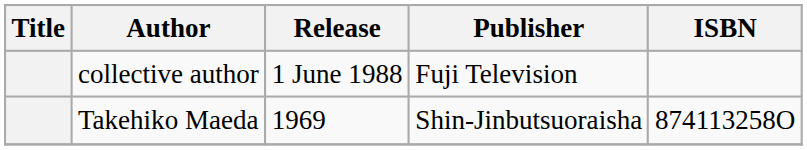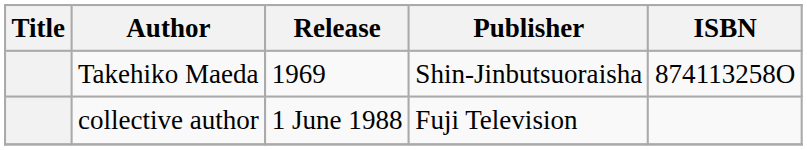rows swapped: (168, 119) <-> (168, 73)
